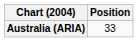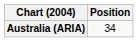(110, 28) 33 -> (110, 28) 34
